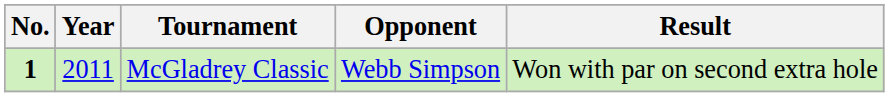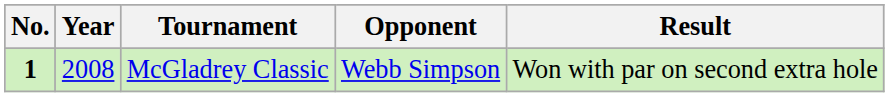(88, 69) 2011 -> (88, 69) 2008
